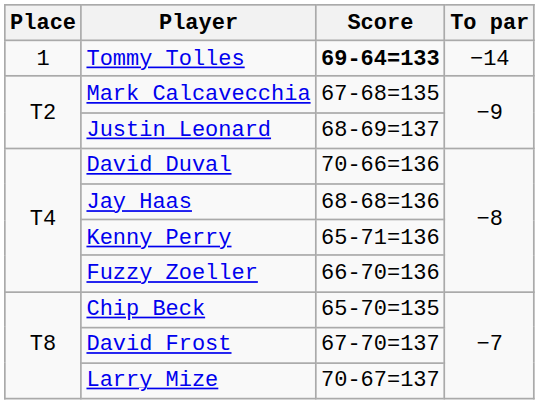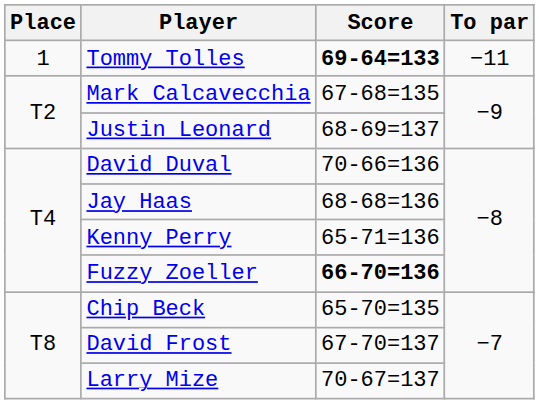(490, 59) −14 -> (490, 59) −11
(380, 273) normal -> (380, 273) bold
